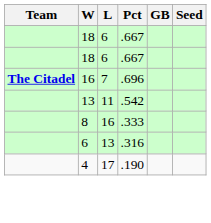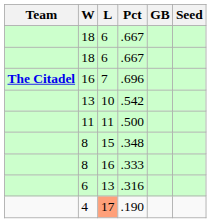(107, 100) 11 -> (108, 100) 10
+ row: (88, 121)
+ row: (85, 143)
(108, 164) no background -> (108, 206) lightsalmon background
